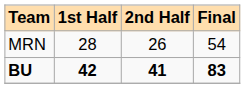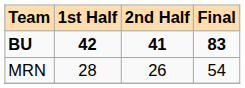rows swapped: (27, 44) <-> (20, 70)
